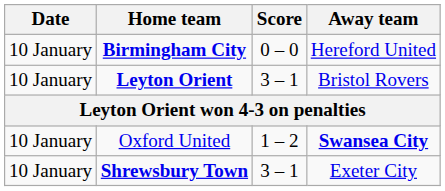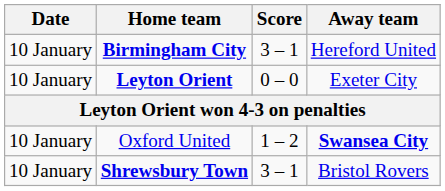(279, 49) 0 – 0 -> (279, 49) 3 – 1
(279, 79) 3 – 1 -> (279, 79) 0 – 0
(373, 79) Bristol Rovers -> (373, 79) Exeter City
(373, 170) Exeter City -> (373, 170) Bristol Rovers
